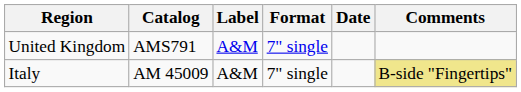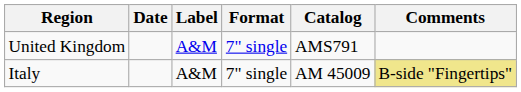columns swapped: (353, 18) <-> (171, 18)
